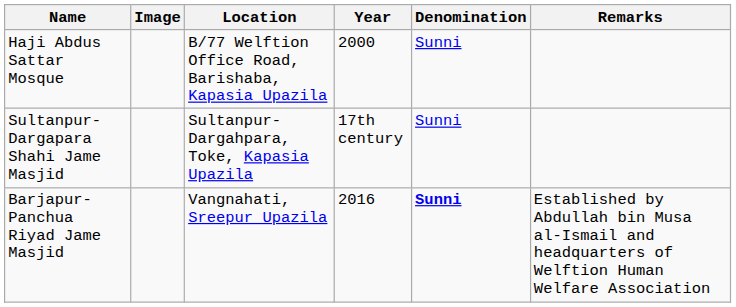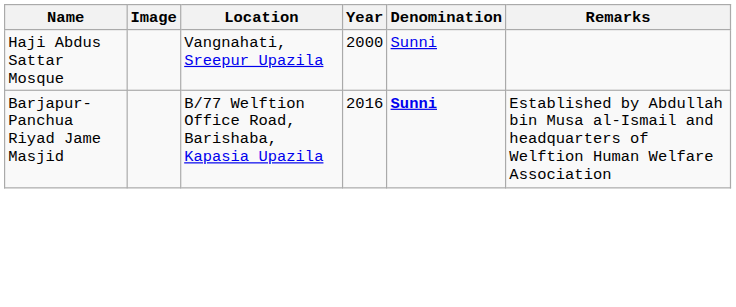(258, 69) B/77 Welftion Office Road, Barishaba, Kapasia Upazila -> (254, 51) Vangnahati, Sreepur Upazila
- row: (55, 148)
(258, 209) Vangnahati, Sreepur Upazila -> (254, 130) B/77 Welftion Office Road, Barishaba, Kapasia Upazila
